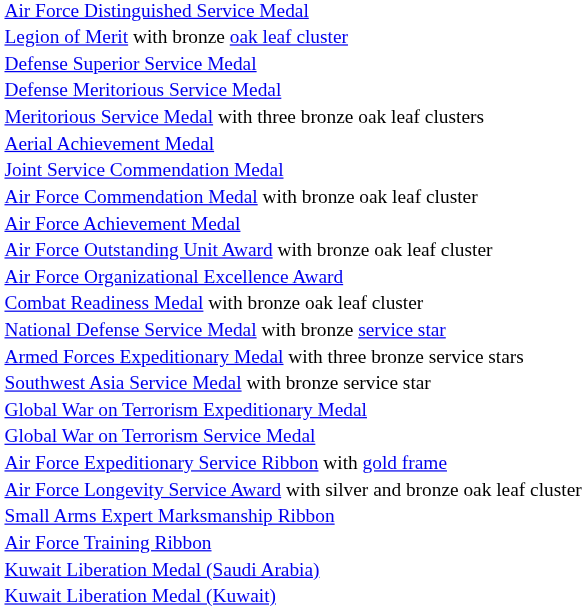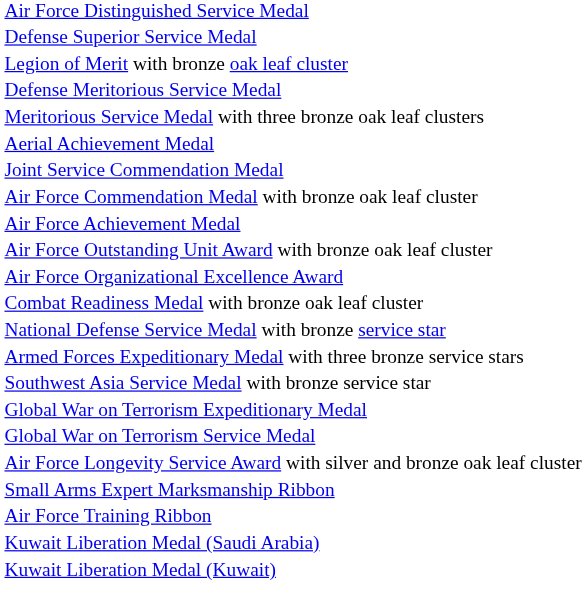rows swapped: (131, 63) <-> (176, 37)
- row: (226, 462)
